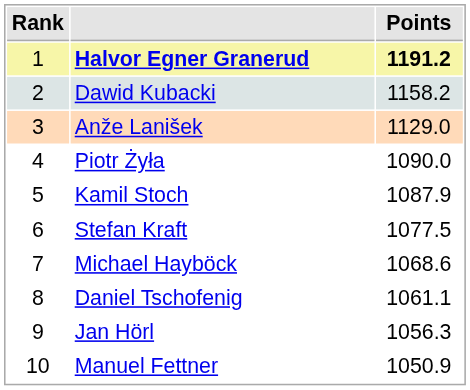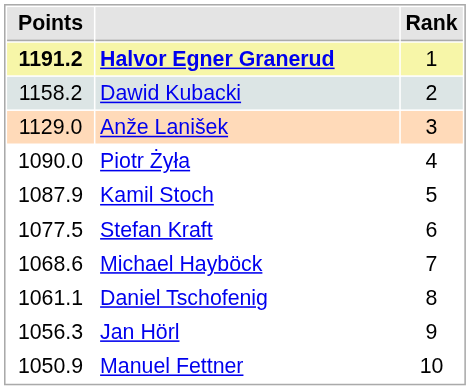columns swapped: (38, 23) <-> (419, 23)
